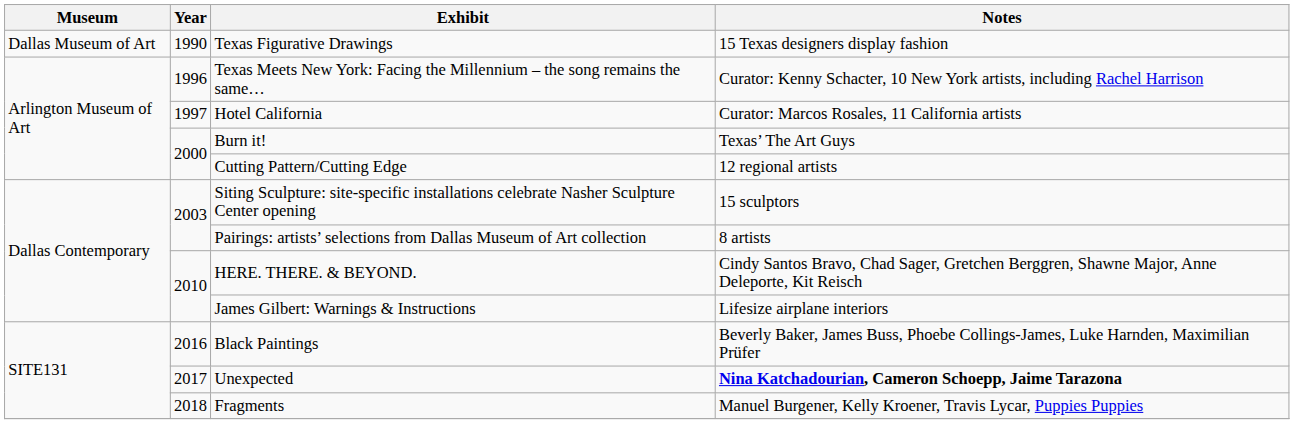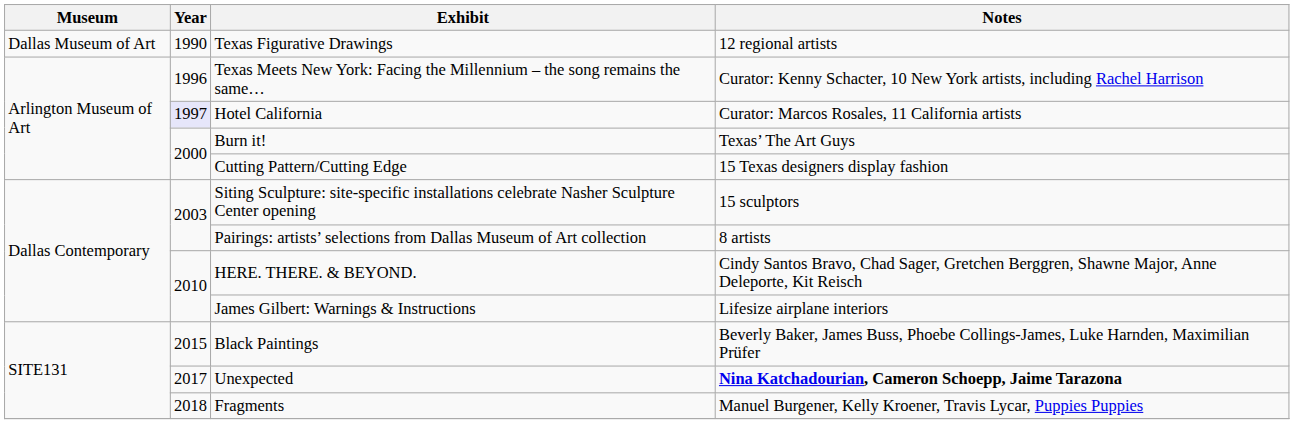(834, 43) 15 Texas designers display fashion -> (778, 43) 12 regional artists
(190, 114) no background -> (190, 114) lavender background
(778, 166) 12 regional artists -> (834, 166) 15 Texas designers display fashion
(190, 343) 2016 -> (190, 343) 2015
